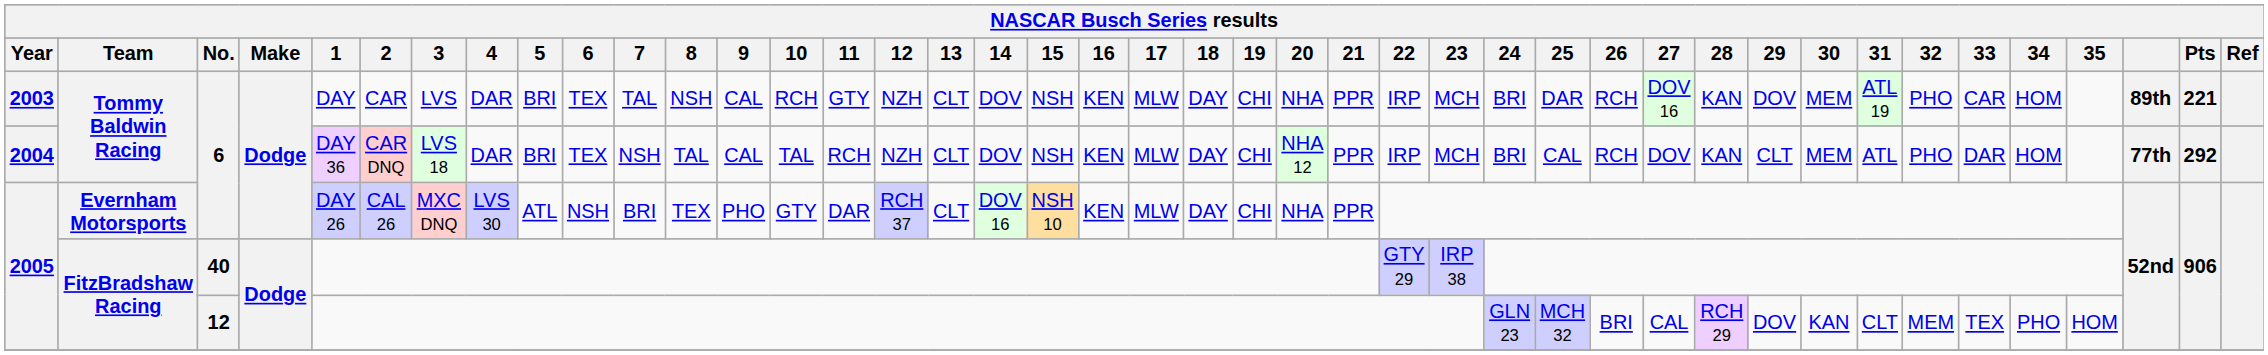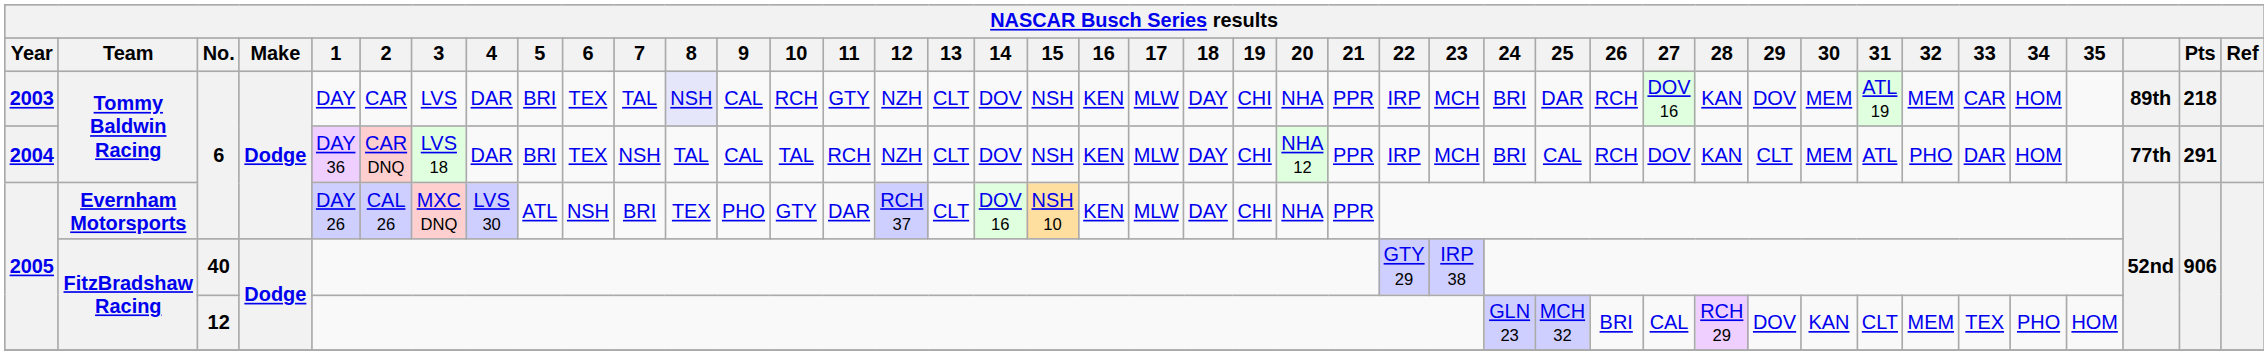(691, 99) no background -> (691, 99) lavender background
(1931, 99) PHO -> (1931, 99) MEM
(2200, 99) 221 -> (2200, 99) 218
(2200, 155) 292 -> (2200, 155) 291
